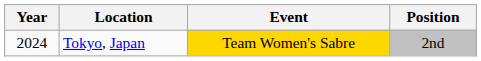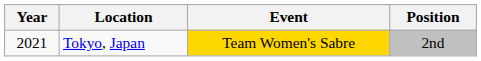(32, 43) 2024 -> (32, 43) 2021
